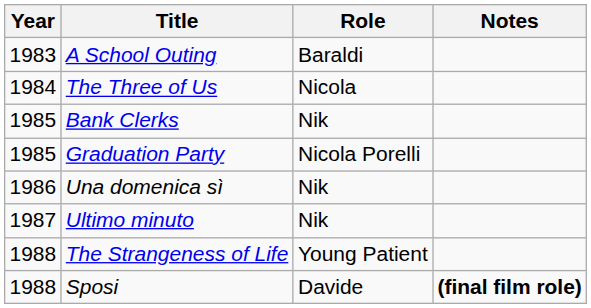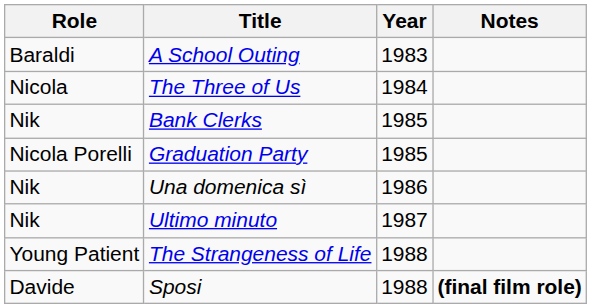columns swapped: (33, 21) <-> (363, 21)
